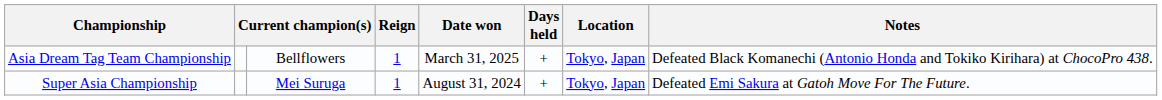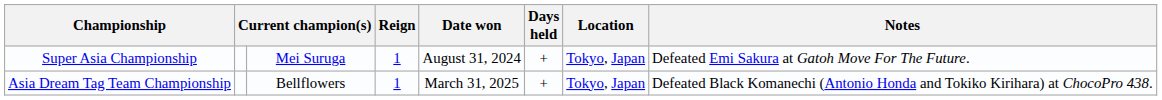rows swapped: (119, 82) <-> (119, 58)
